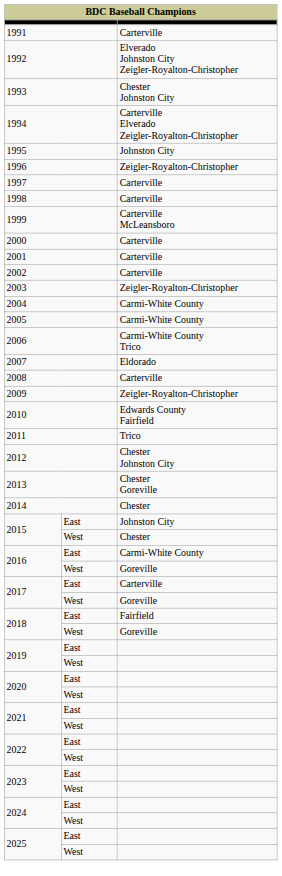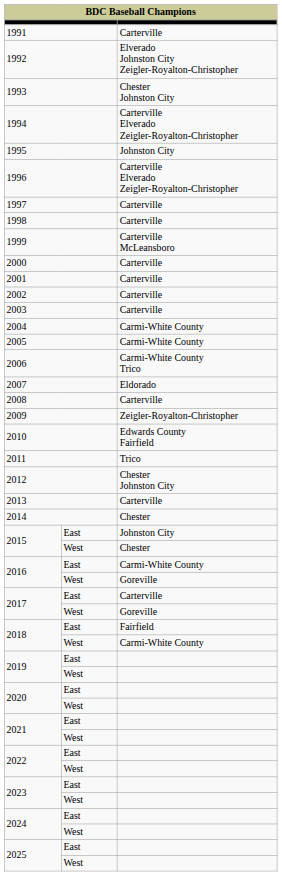(179, 167) Zeigler-Royalton-Christopher -> (179, 178) Carterville Elverado Zeigler-Royalton-Christopher
(179, 288) Zeigler-Royalton-Christopher -> (141, 310) Carterville
(138, 484) Chester Goreville -> (141, 501) Carterville
(138, 631) Goreville -> (162, 643) Carmi-White County
